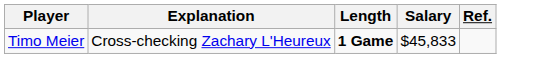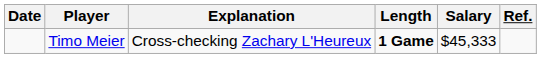+ column: (25, 16)
(428, 41) $45,833 -> (469, 41) $45,333
